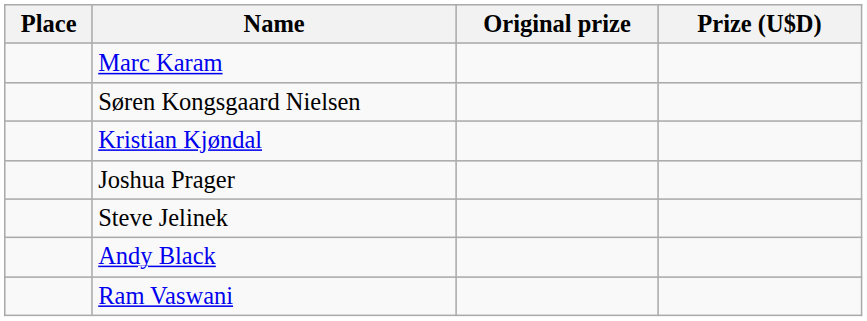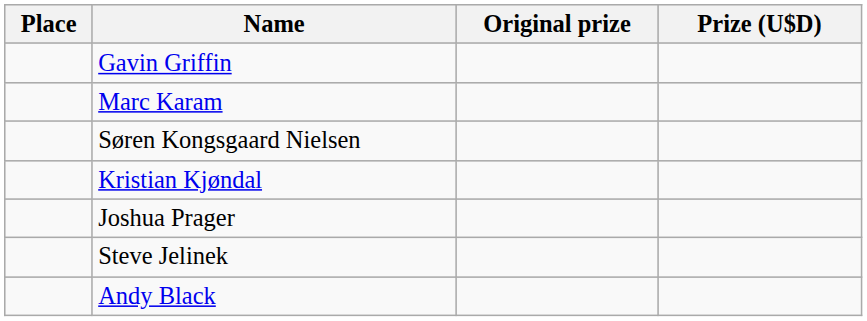+ row: (165, 62)
- row: (166, 295)
